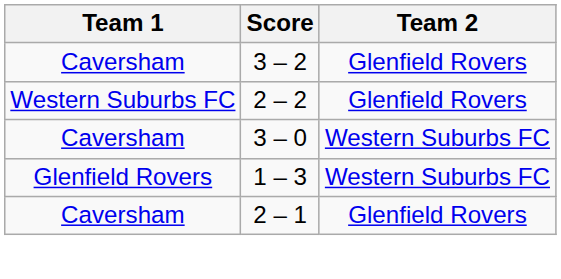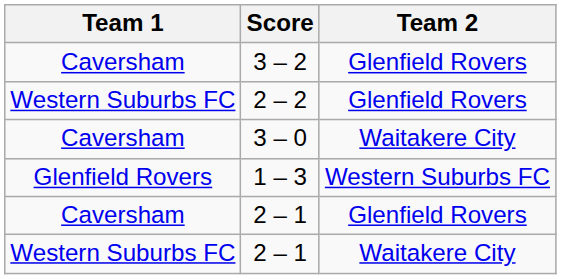(437, 138) Western Suburbs FC -> (437, 138) Waitakere City
+ row: (123, 253)
